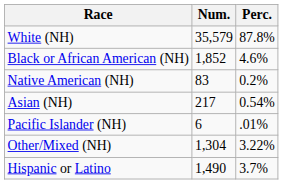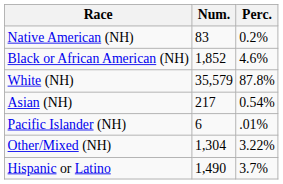rows swapped: (41, 37) <-> (71, 80)
